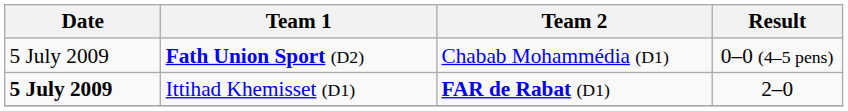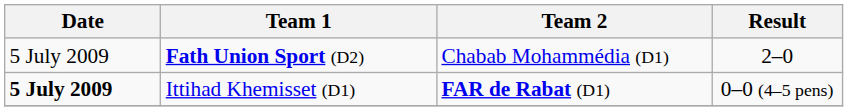(777, 55) 0–0 (4–5 pens) -> (777, 55) 2–0
(777, 88) 2–0 -> (777, 88) 0–0 (4–5 pens)
